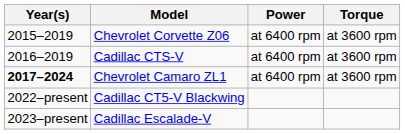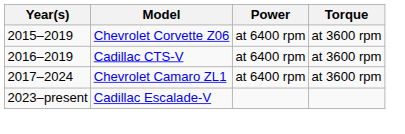(40, 77) bold -> (40, 77) normal
- row: (169, 98)
